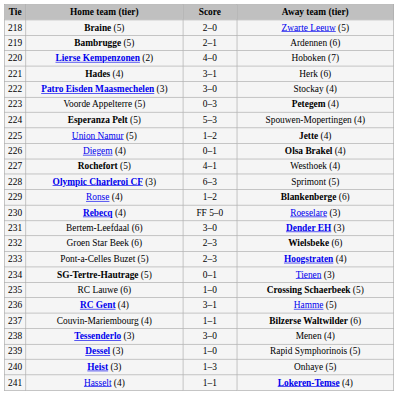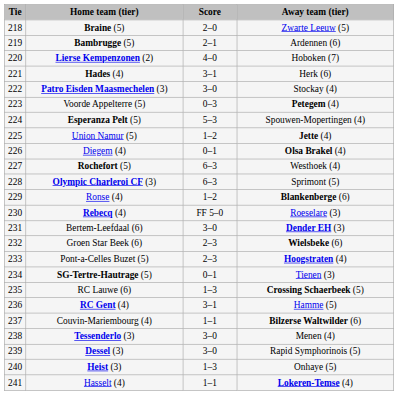(210, 166) 4–1 -> (210, 166) 6–3
(210, 290) 1–0 -> (210, 290) 1–3
(210, 352) 1–0 -> (210, 352) 3–0
